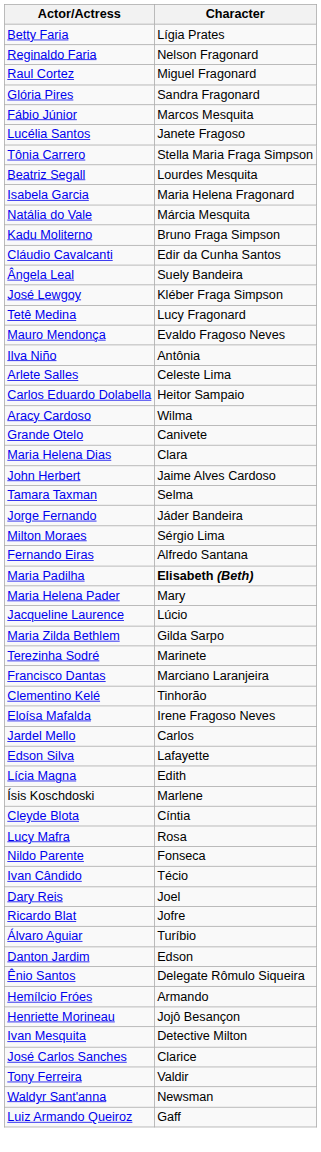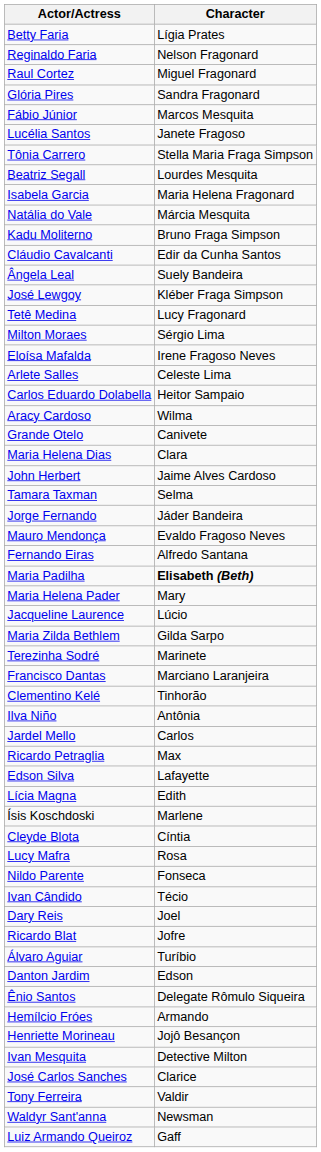rows swapped: (56, 335) <-> (47, 535)
rows swapped: (49, 716) <-> (32, 355)
+ row: (56, 756)
